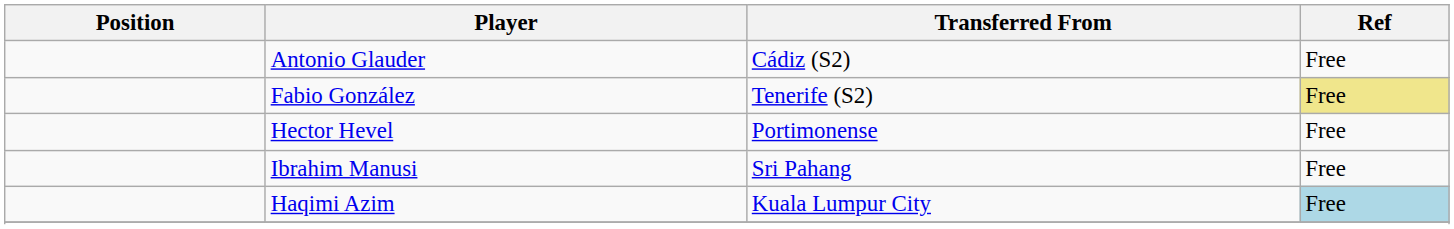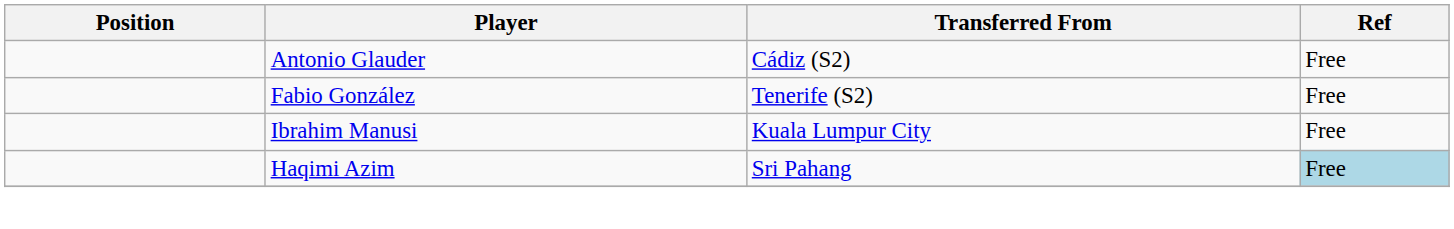(1325, 95) khaki background -> (1325, 95) no background
- row: (332, 131)
(802, 167) Sri Pahang -> (841, 131) Kuala Lumpur City
(841, 204) Kuala Lumpur City -> (802, 167) Sri Pahang
